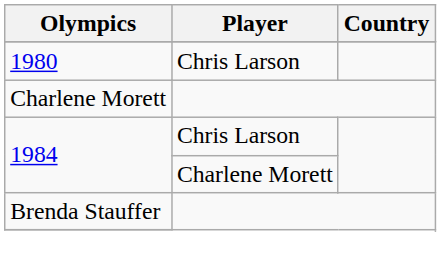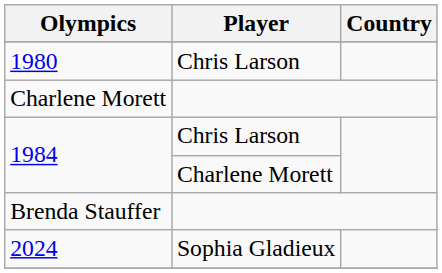+ row: (34, 248)
